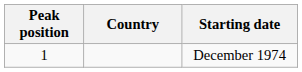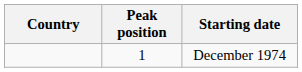columns swapped: (133, 24) <-> (44, 24)
